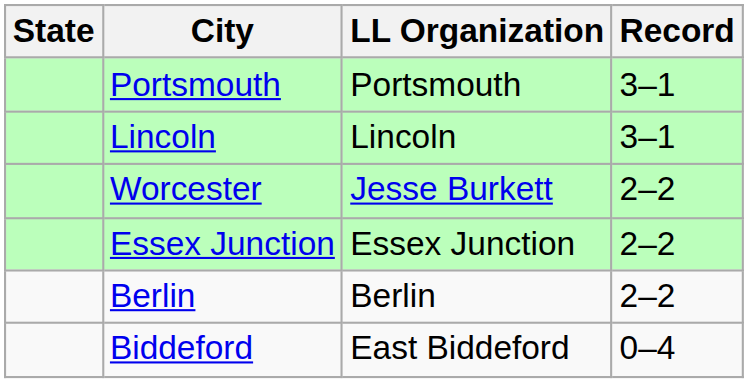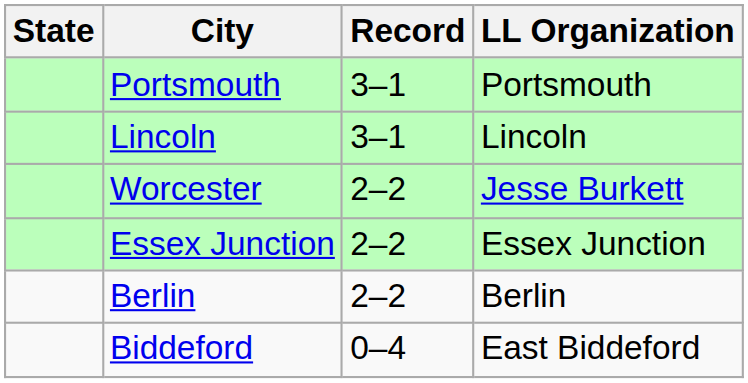columns swapped: (477, 31) <-> (677, 31)
